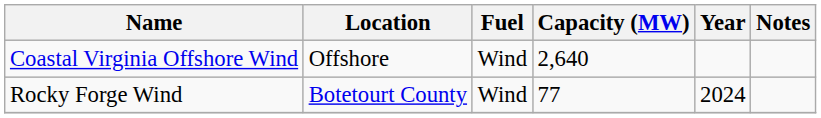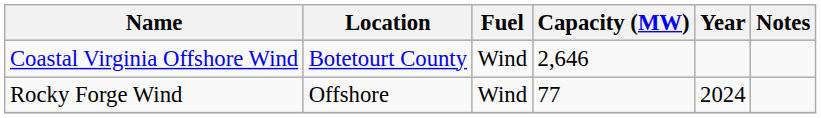(349, 58) Offshore -> (388, 58) Botetourt County
(563, 58) 2,640 -> (563, 58) 2,646
(388, 94) Botetourt County -> (349, 94) Offshore
